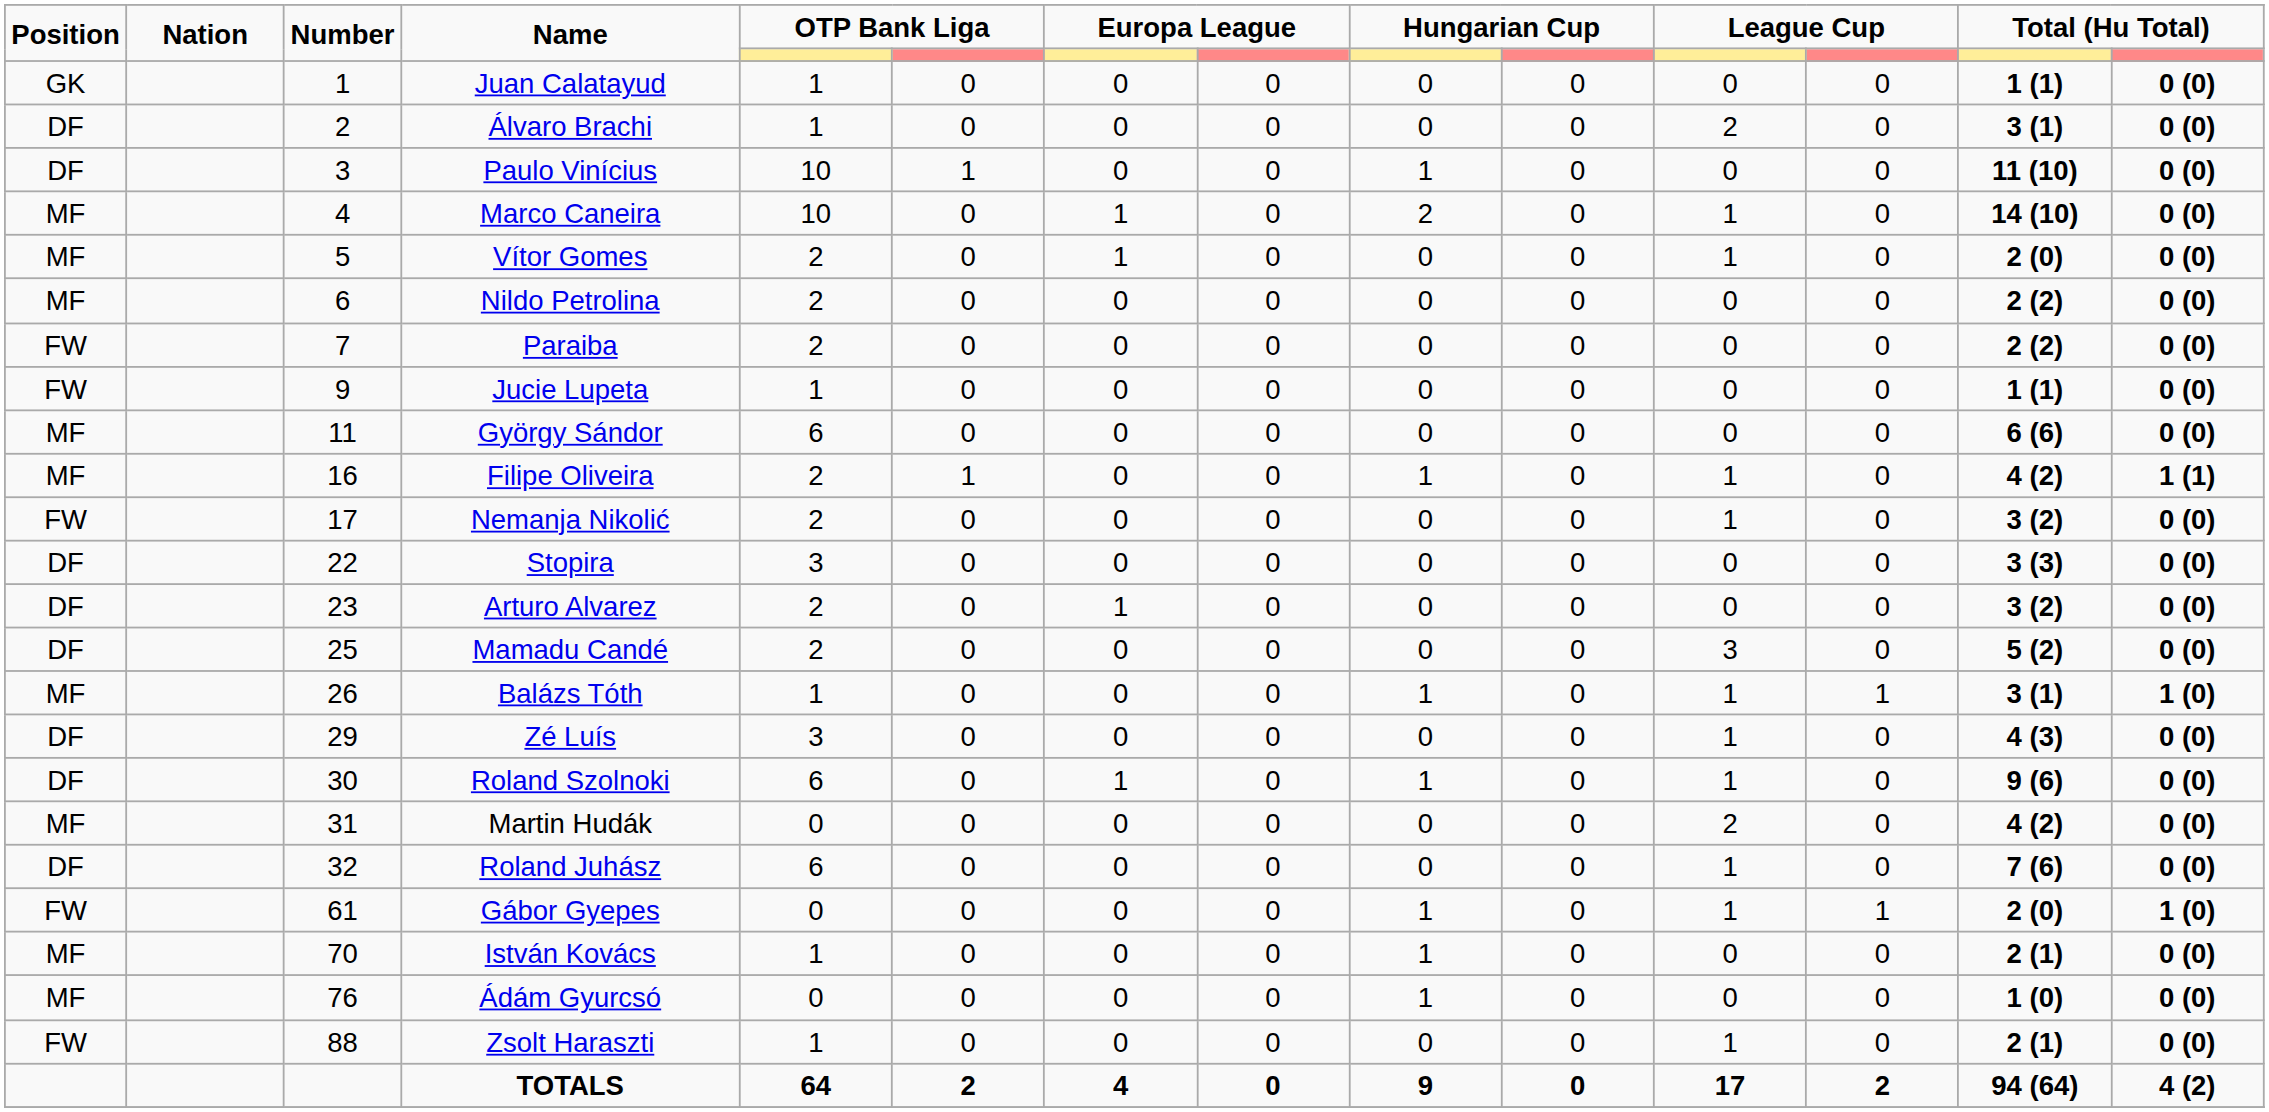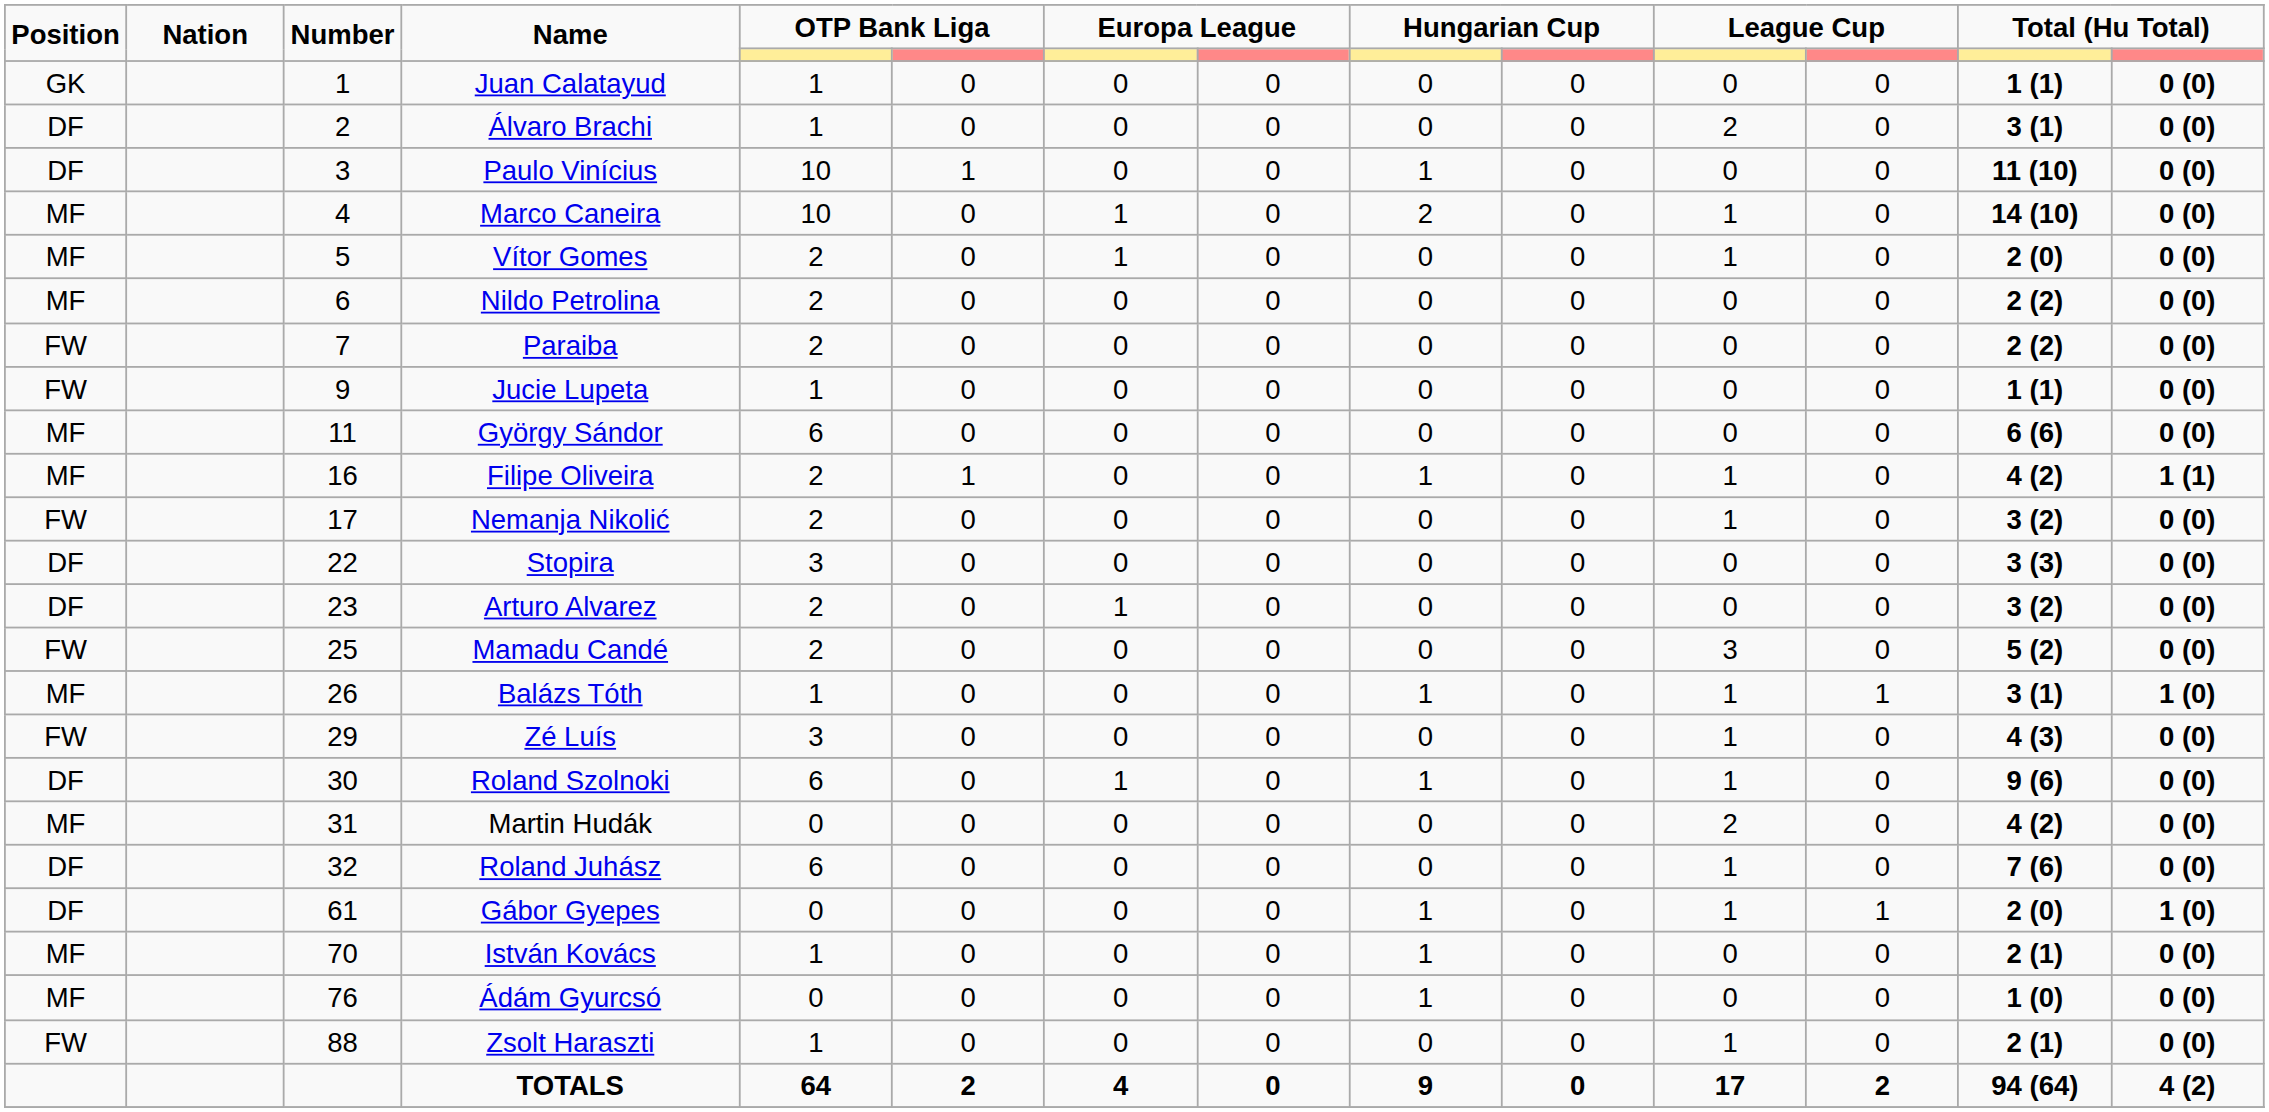(66, 649) DF -> (66, 649) FW
(66, 737) DF -> (66, 737) FW
(66, 911) FW -> (66, 911) DF
